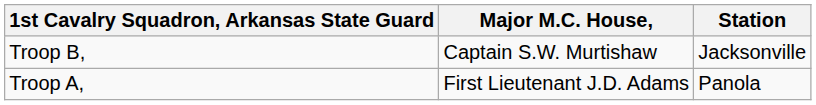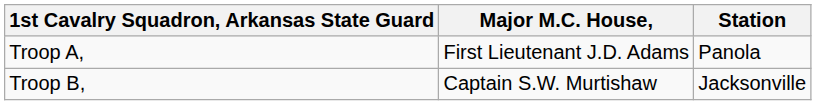rows swapped: (47, 83) <-> (47, 52)
